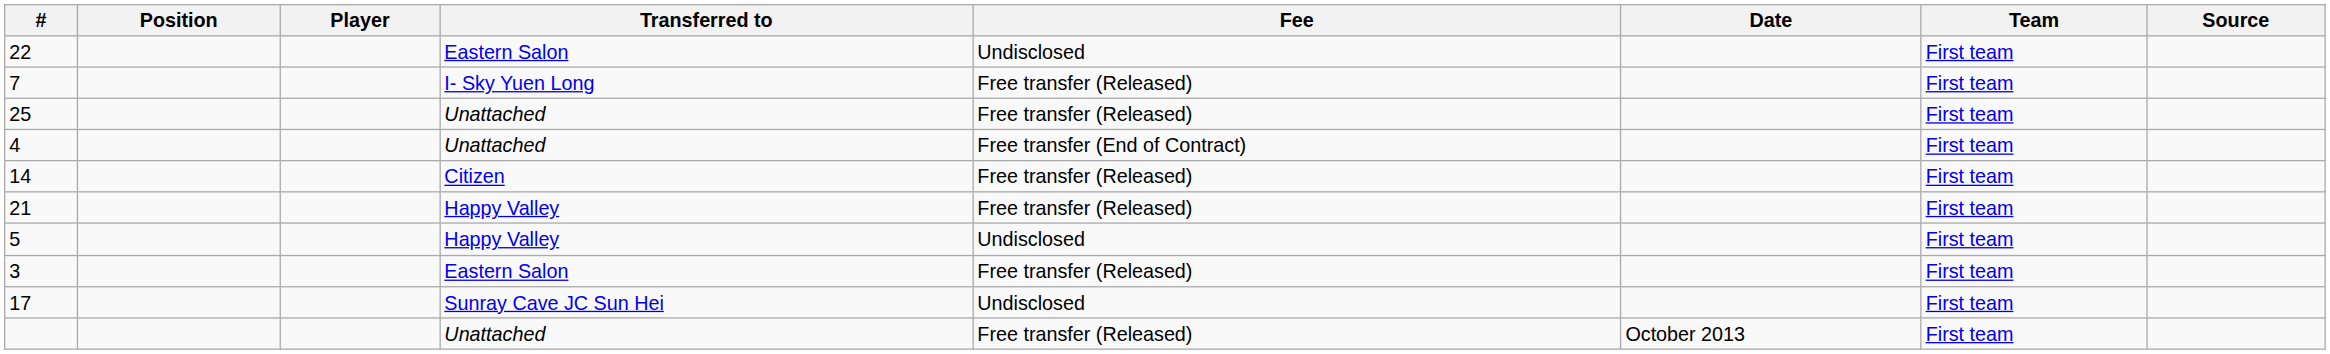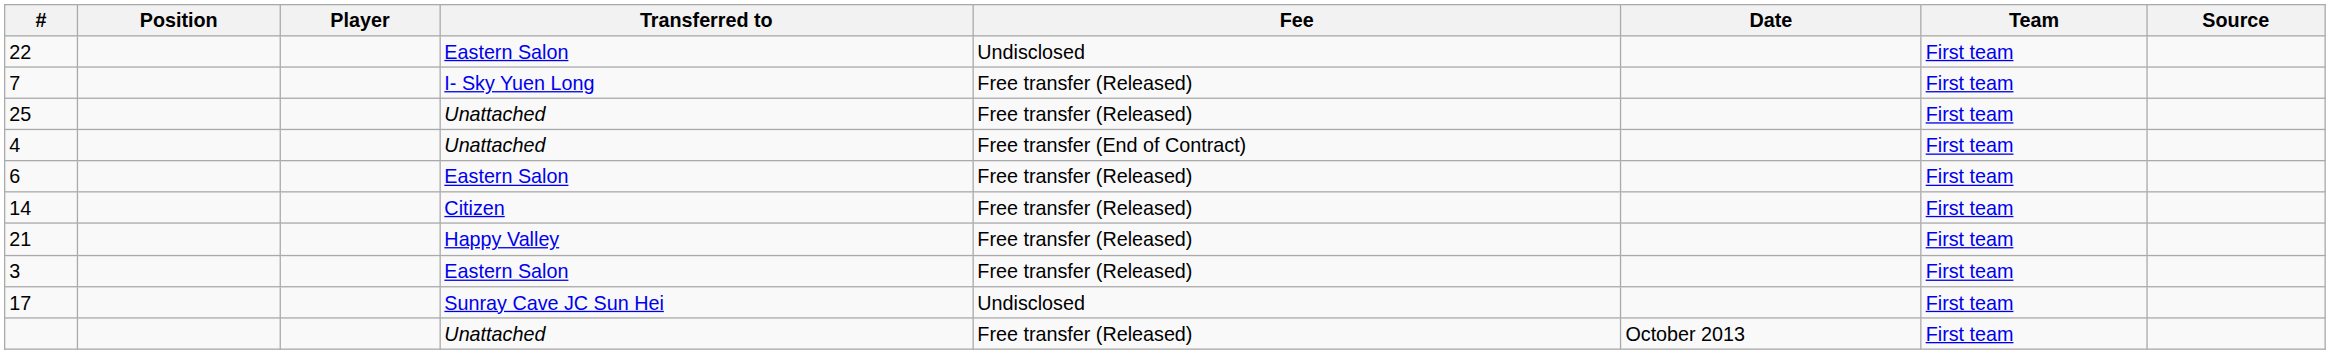+ row: (15, 177)
- row: (15, 239)
